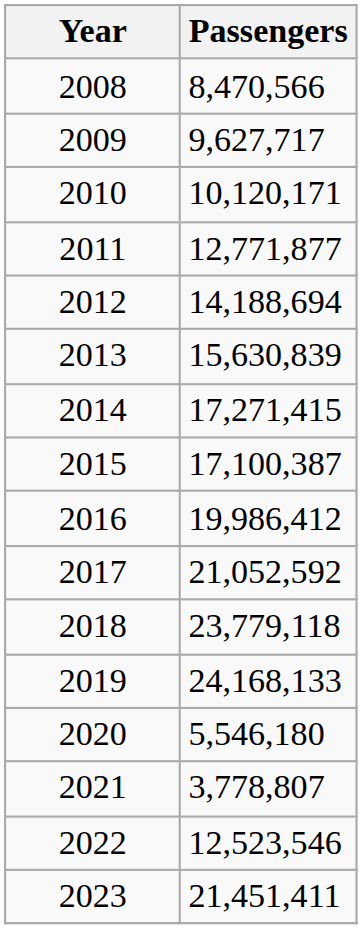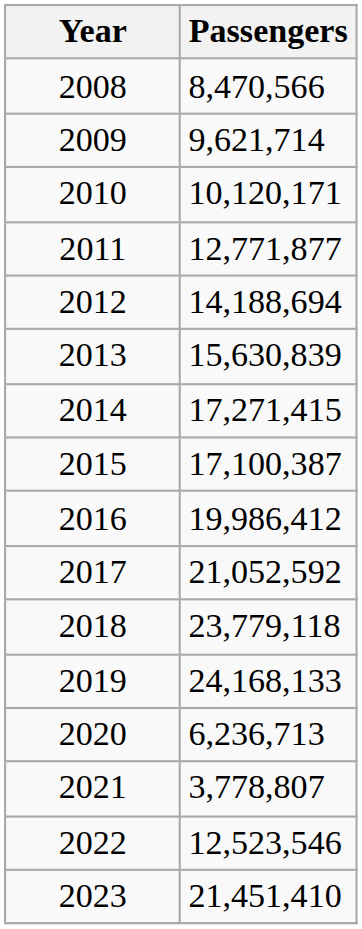(257, 139) 9,627,717 -> (257, 139) 9,621,714
(257, 734) 5,546,180 -> (257, 734) 6,236,713
(264, 896) 21,451,411 -> (265, 896) 21,451,410
